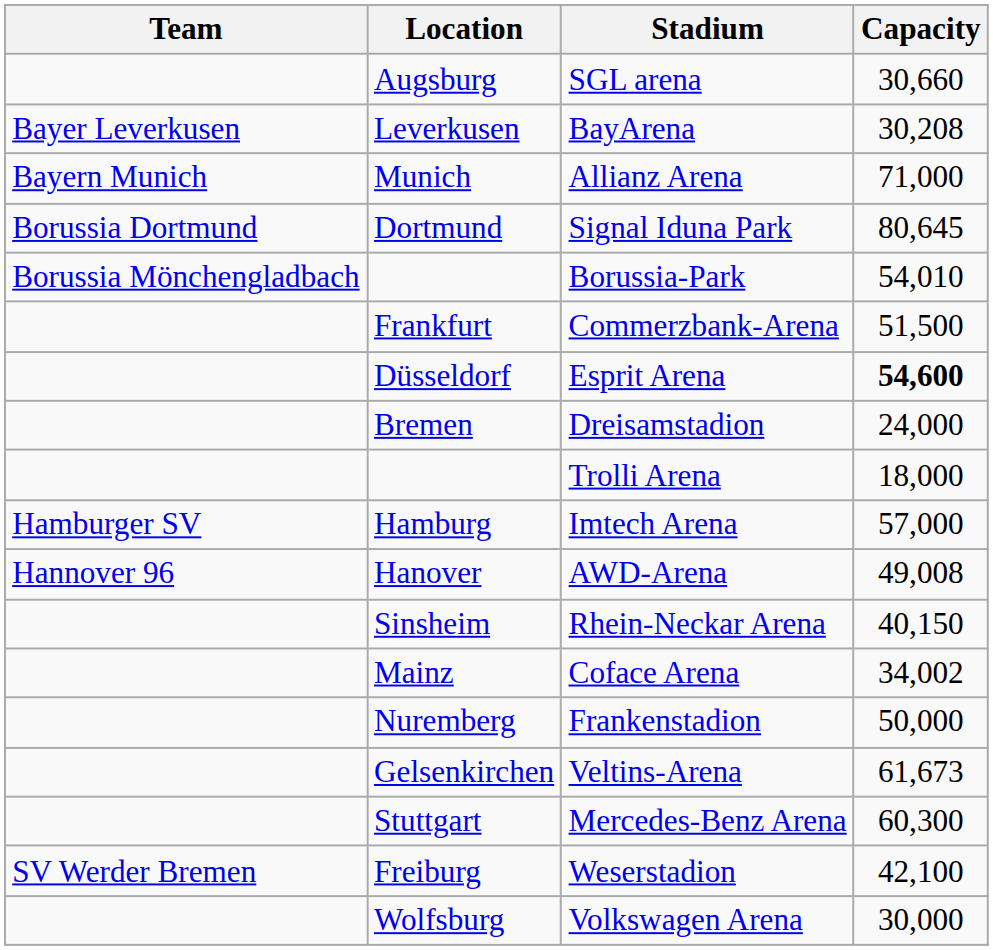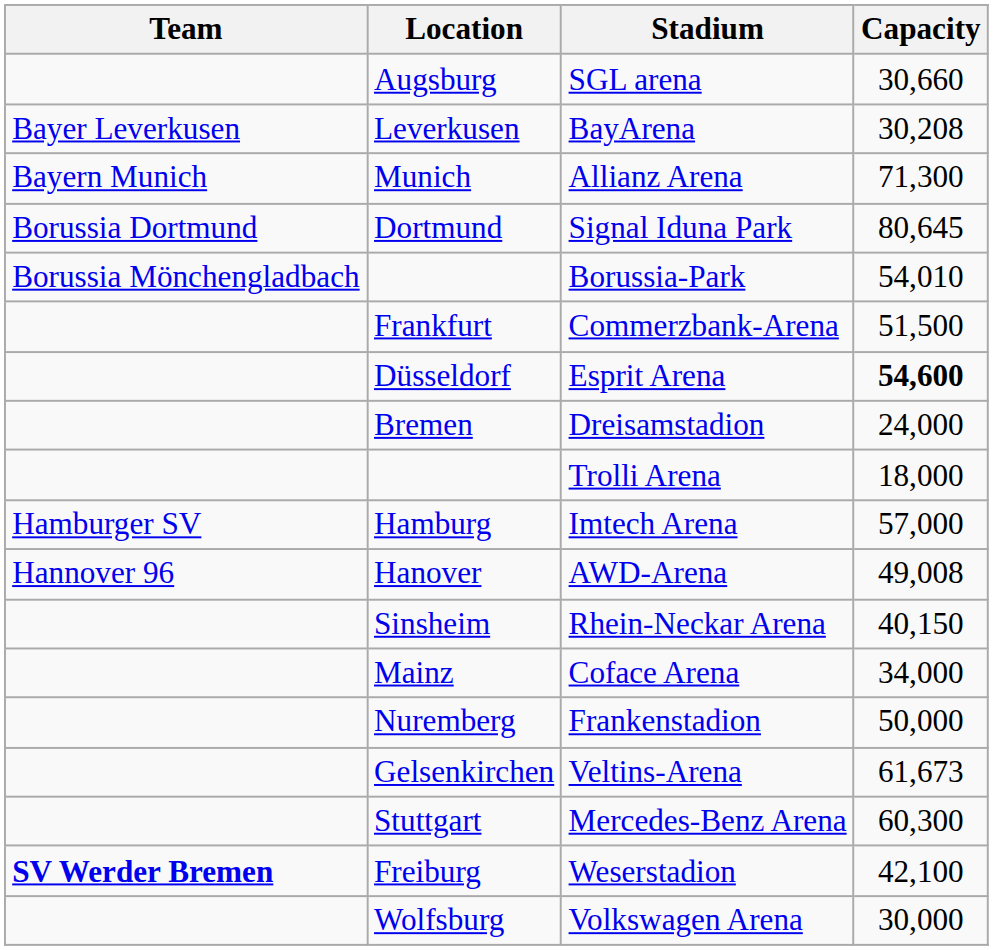(921, 177) 71,000 -> (921, 177) 71,300
(921, 672) 34,002 -> (921, 672) 34,000
(134, 870) normal -> (143, 870) bold
